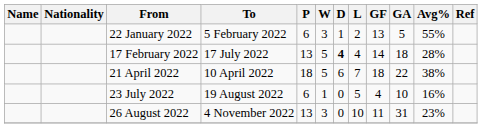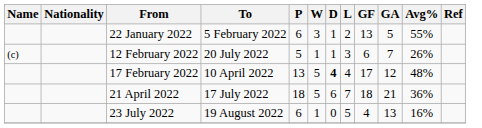+ row: (154, 53)
(236, 53) 17 July 2022 -> (239, 73) 10 April 2022
(378, 53) 14 -> (366, 73) 17
(402, 53) 18 -> (390, 73) 12
(433, 53) 28% -> (422, 73) 48%
(239, 73) 10 April 2022 -> (236, 93) 17 July 2022
(402, 73) 22 -> (390, 93) 21
(433, 73) 38% -> (422, 93) 36%
(402, 93) 10 -> (390, 113) 13
- row: (149, 113)
